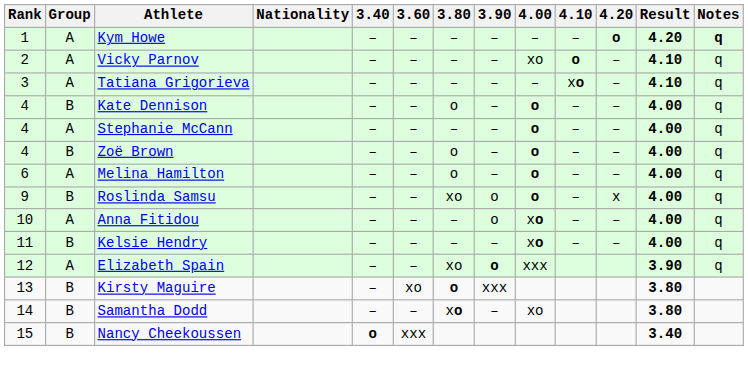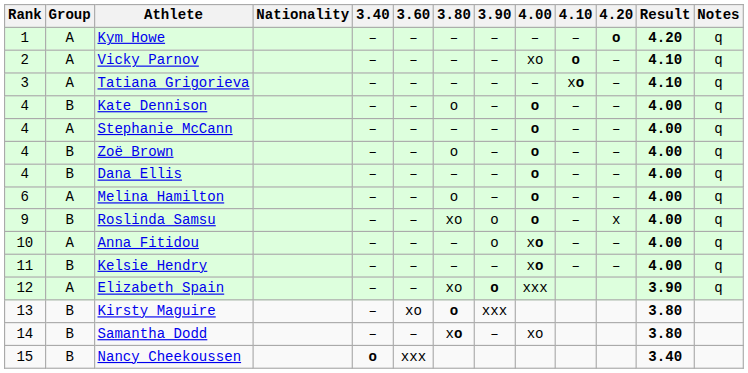(718, 39) bold -> (718, 39) normal
+ row: (140, 175)
